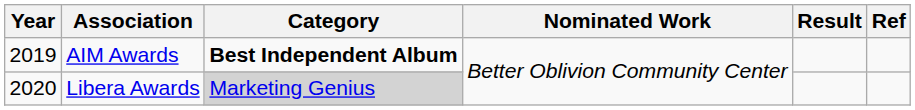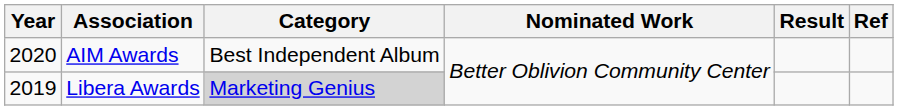(33, 54) 2019 -> (33, 54) 2020
(333, 54) bold -> (325, 54) normal
(33, 88) 2020 -> (33, 88) 2019
